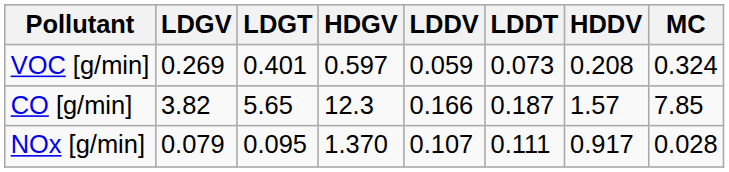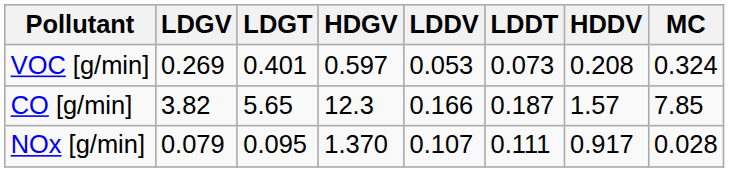(441, 65) 0.059 -> (441, 65) 0.053
